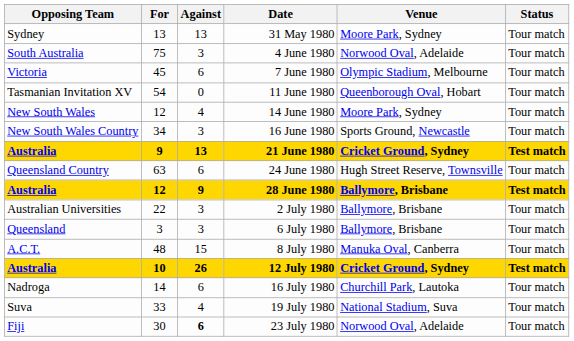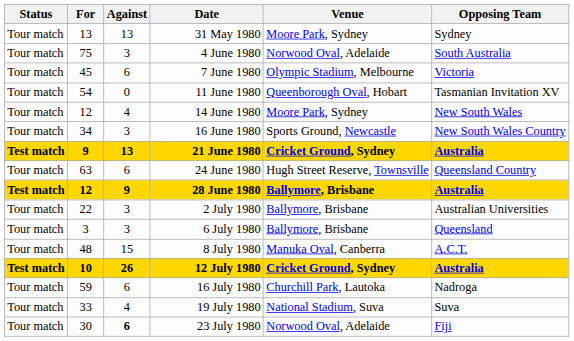columns swapped: (73, 14) <-> (537, 14)
(160, 287) 14 -> (86, 287) 59
